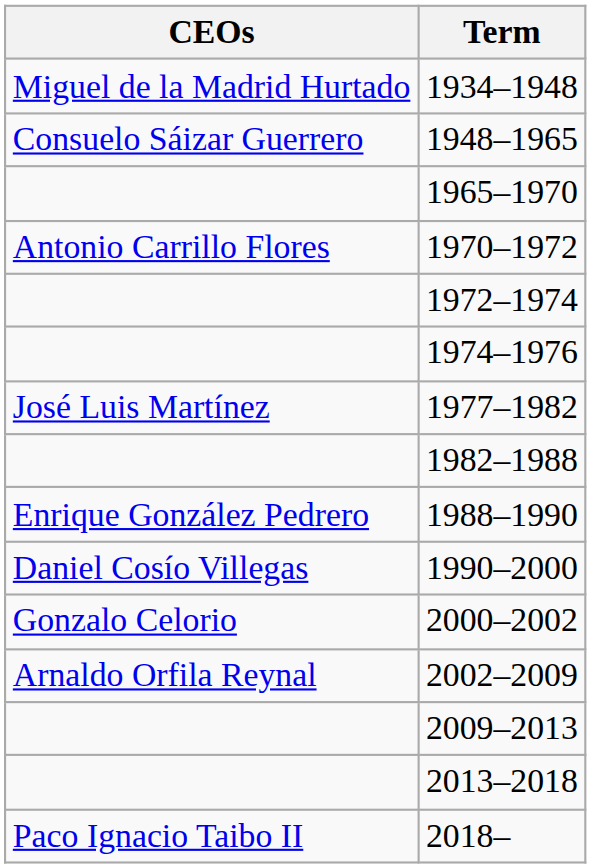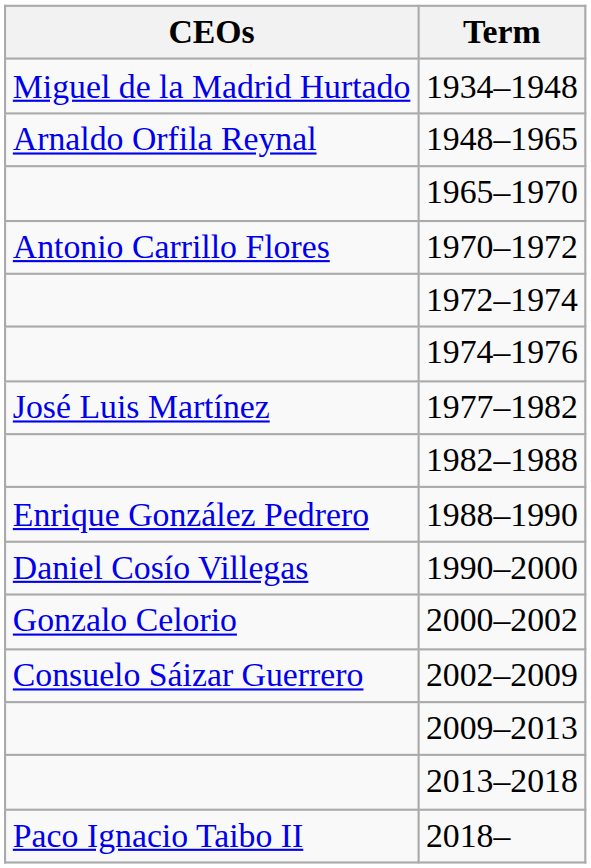(188, 139) Consuelo Sáizar Guerrero -> (165, 139) Arnaldo Orfila Reynal
(165, 674) Arnaldo Orfila Reynal -> (188, 674) Consuelo Sáizar Guerrero
